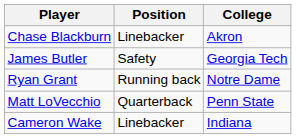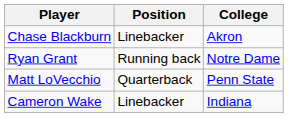- row: (47, 58)
